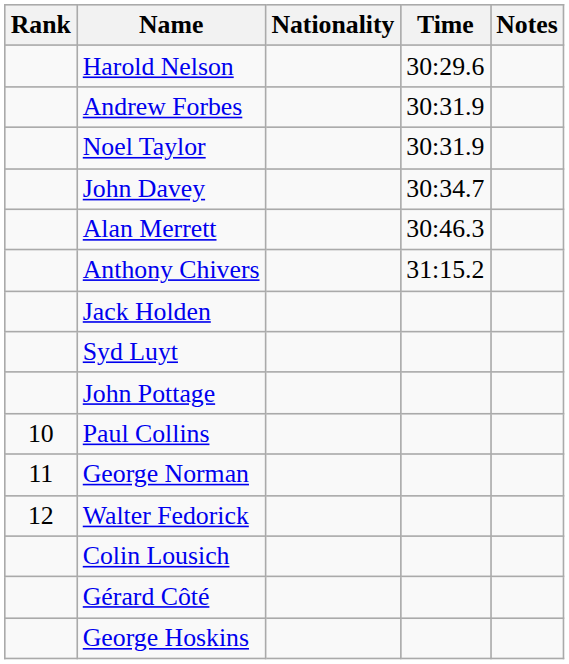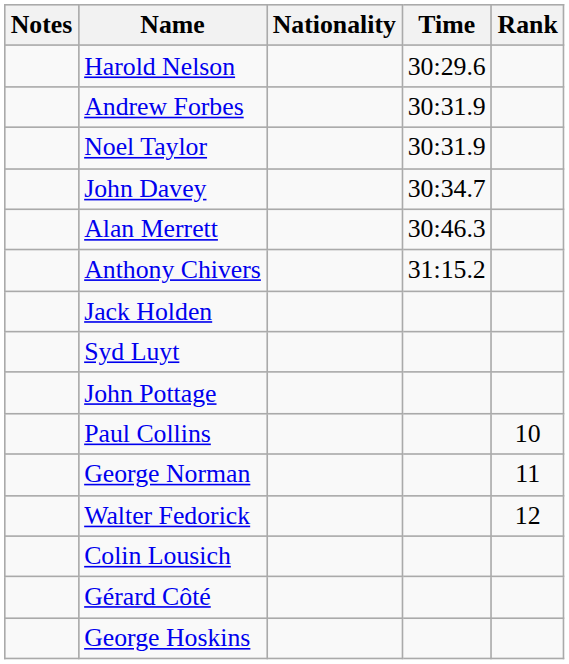columns swapped: (41, 24) <-> (527, 24)
